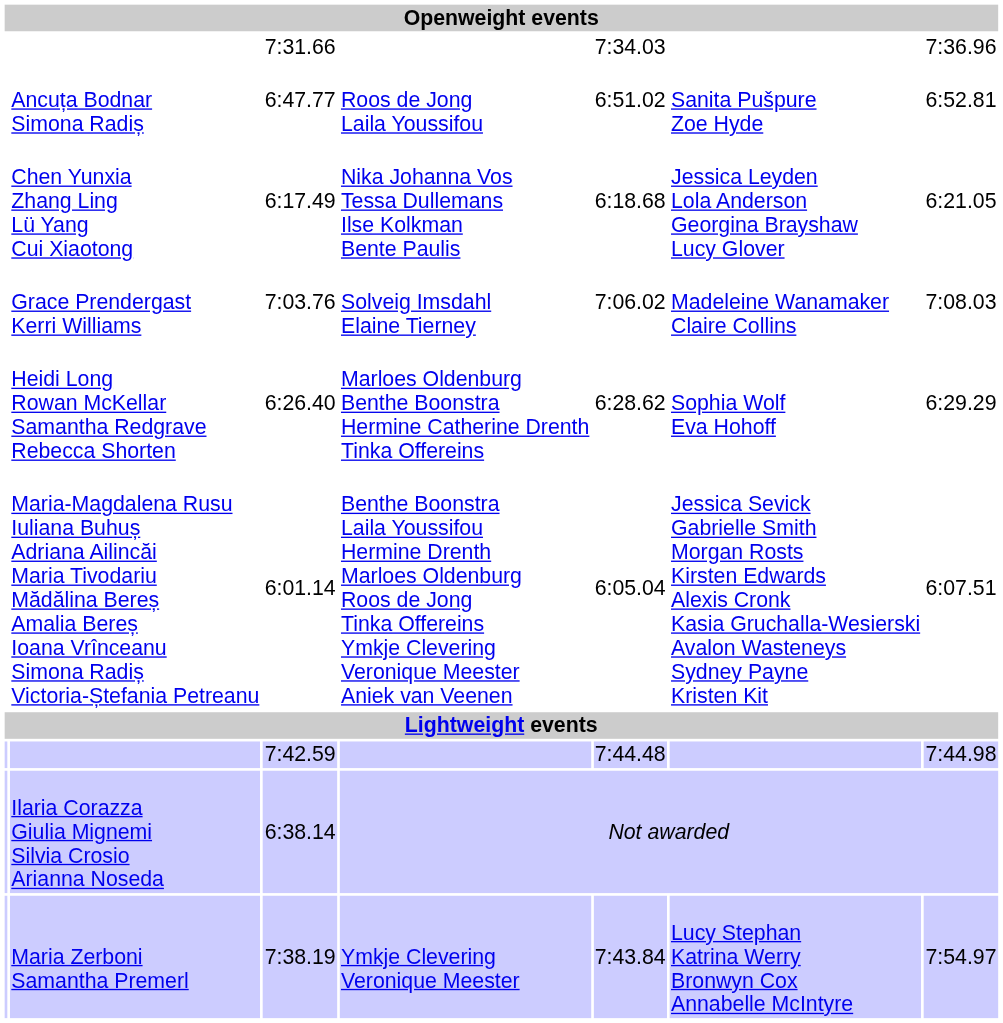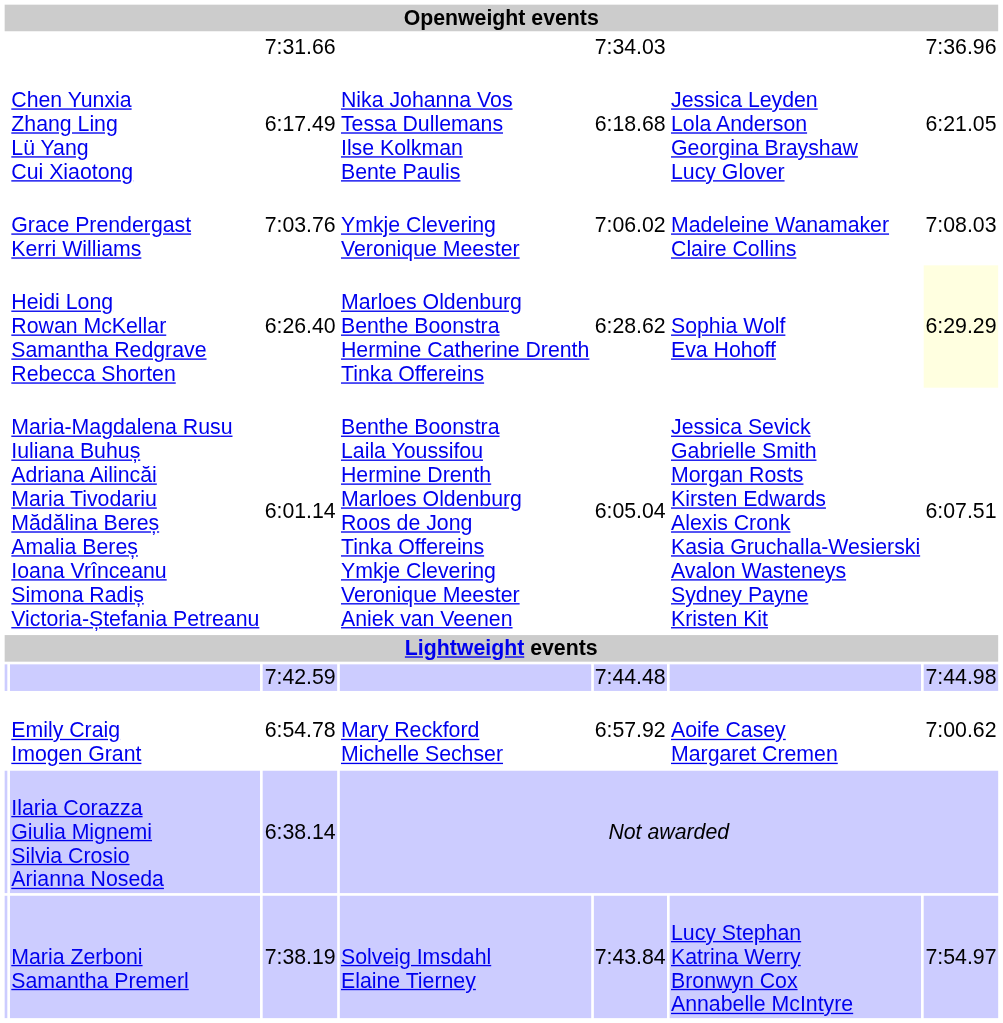- row: (82, 112)
(416, 314) Solveig Imsdahl Elaine Tierney -> (430, 237) Ymkje Clevering Veronique Meester
(961, 403) no background -> (961, 326) lightyellow background
+ row: (76, 742)
(430, 968) Ymkje Clevering Veronique Meester -> (416, 968) Solveig Imsdahl Elaine Tierney
